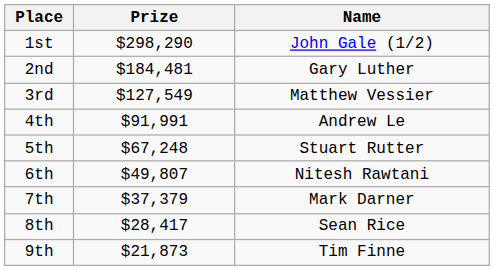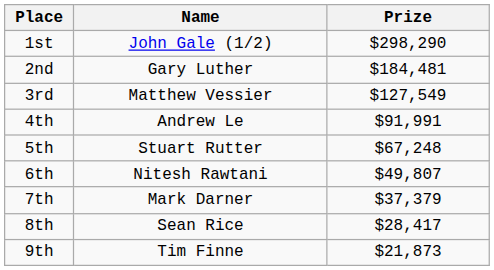columns swapped: (362, 18) <-> (154, 18)
